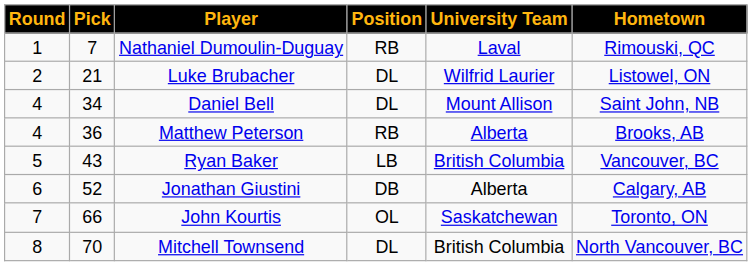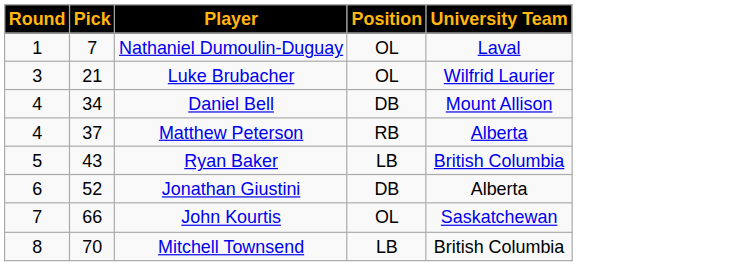- column: (660, 19)
(387, 47) RB -> (387, 47) OL
(37, 76) 2 -> (37, 76) 3
(387, 76) DL -> (387, 76) OL
(387, 104) DL -> (387, 104) DB
(92, 133) 36 -> (92, 133) 37
(387, 246) DL -> (387, 246) LB
